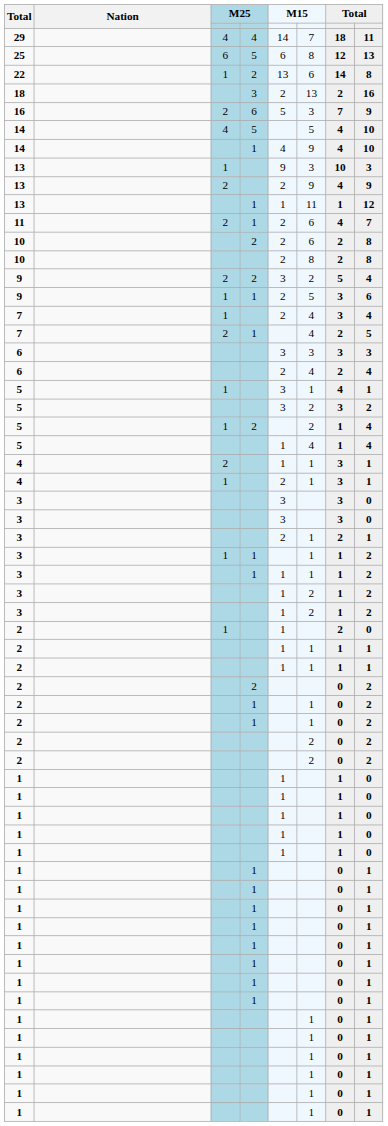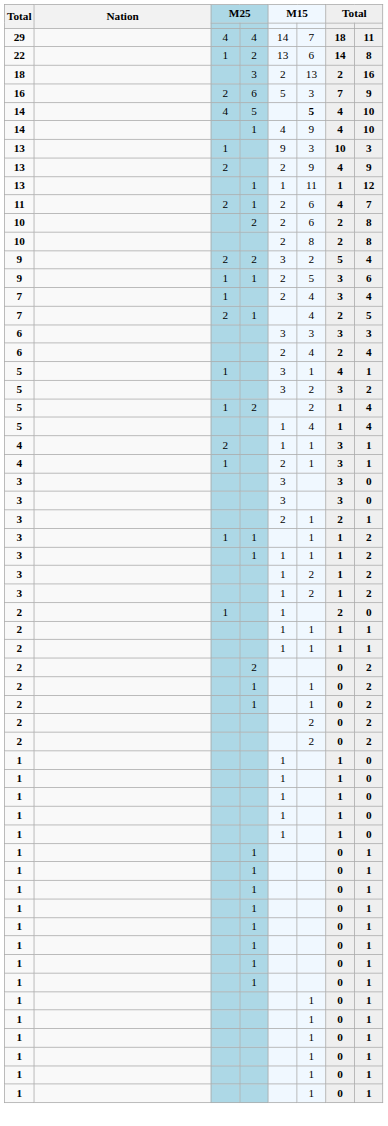- row: (19, 56)
(311, 130) normal -> (311, 112) bold
